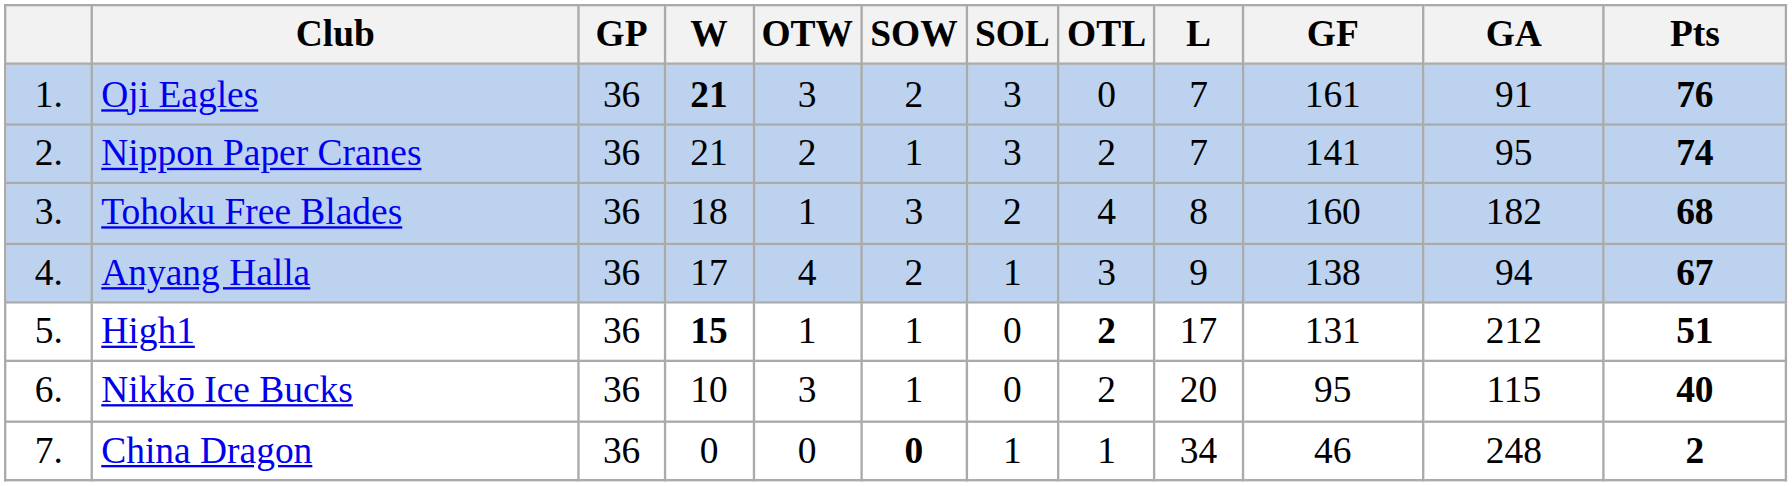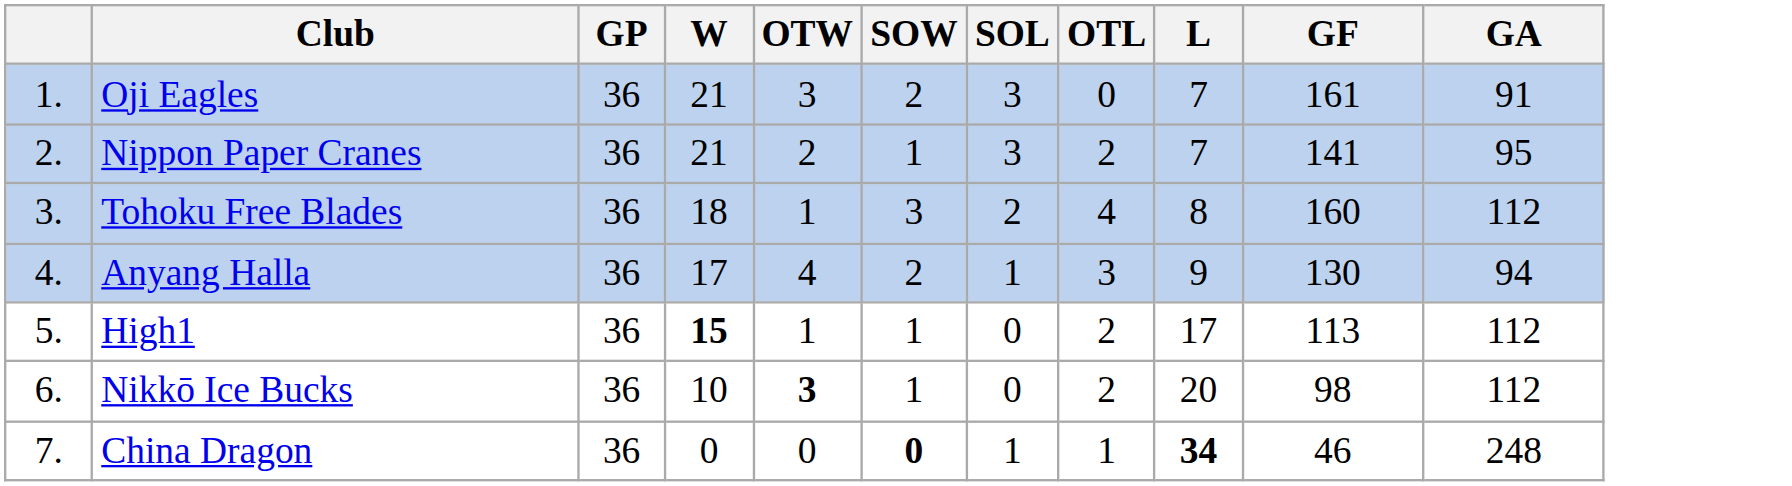- column: (1695, 34)
(709, 93) bold -> (709, 93) normal
(1514, 212) 182 -> (1514, 212) 112
(1333, 271) 138 -> (1333, 271) 130
(1107, 331) bold -> (1107, 331) normal
(1333, 331) 131 -> (1333, 331) 113
(1514, 331) 212 -> (1514, 331) 112
(807, 390) normal -> (807, 390) bold
(1333, 390) 95 -> (1333, 390) 98
(1514, 390) 115 -> (1514, 390) 112
(1198, 449) normal -> (1198, 449) bold
